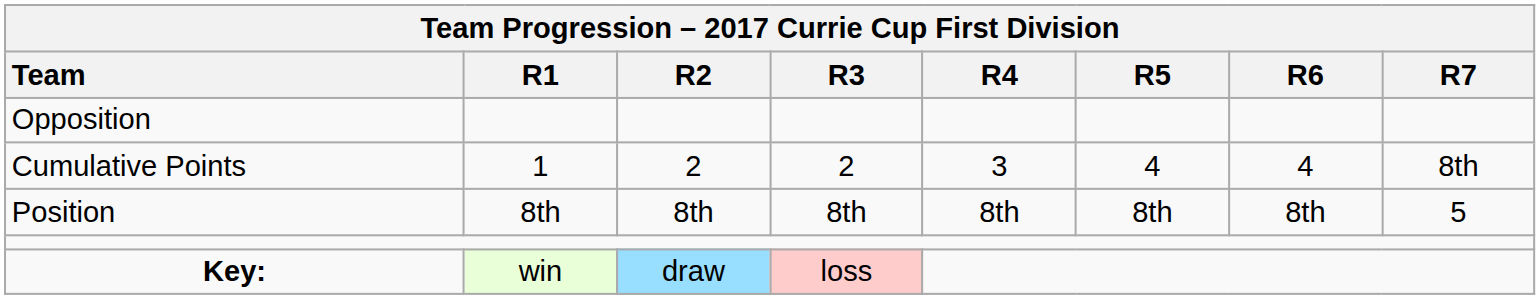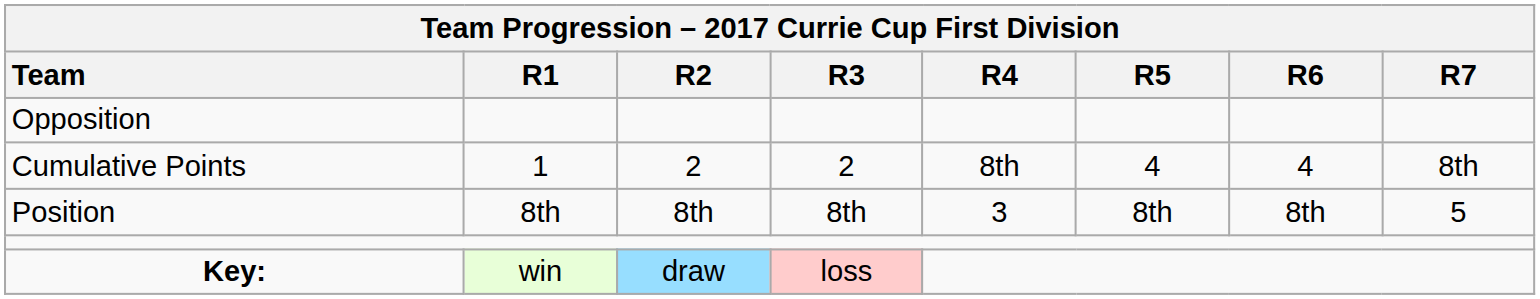(999, 166) 3 -> (999, 166) 8th
(999, 212) 8th -> (999, 212) 3
